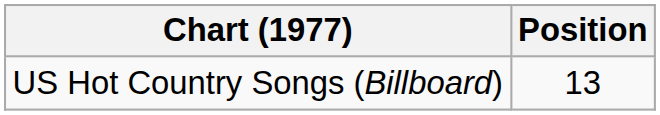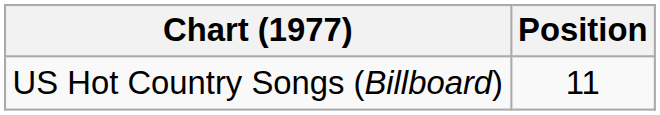(583, 82) 13 -> (583, 82) 11
